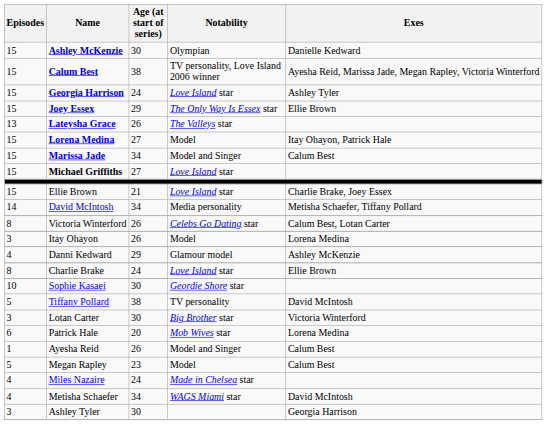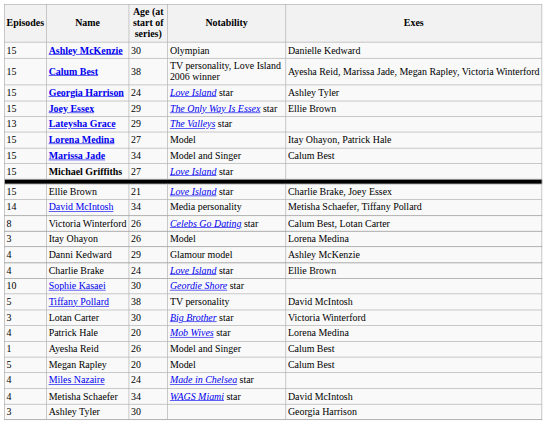(136, 124) 26 -> (136, 124) 29
(9, 270) 8 -> (9, 270) 4
(9, 333) 6 -> (9, 333) 4
(136, 365) 23 -> (136, 365) 20
